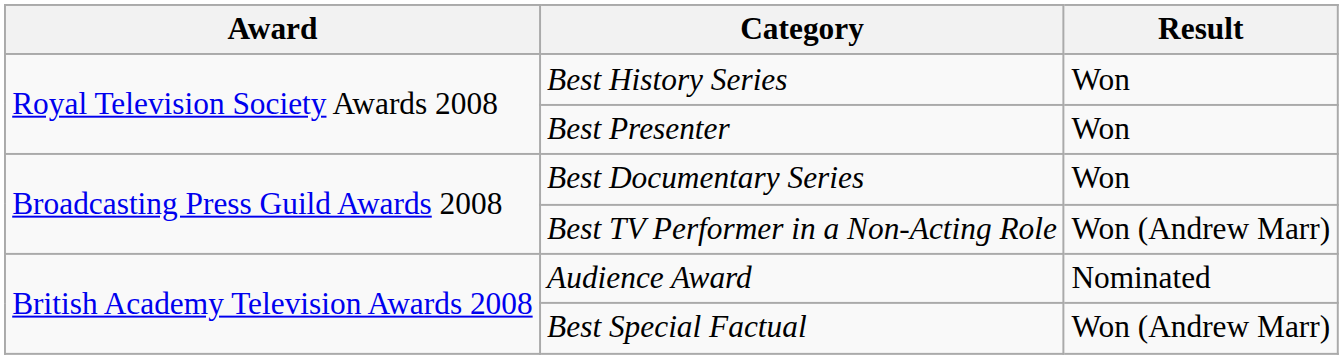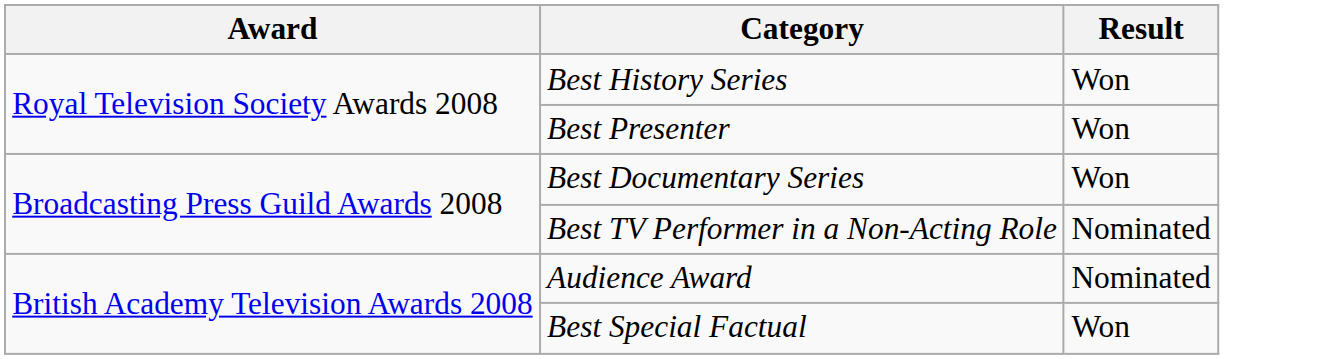(1201, 228) Won (Andrew Marr) -> (1141, 228) Nominated
(1201, 327) Won (Andrew Marr) -> (1101, 327) Won
